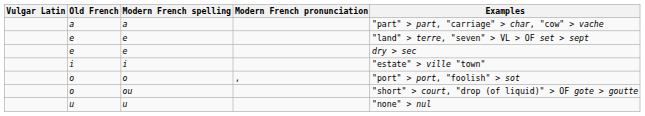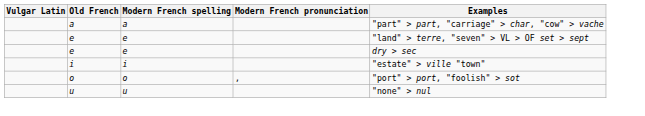- row: (72, 91)
